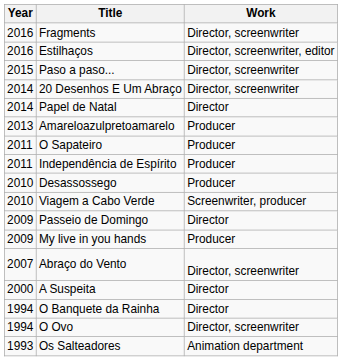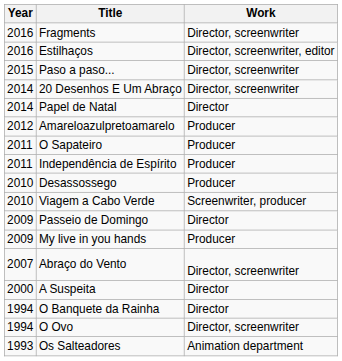(20, 126) 2013 -> (20, 126) 2012
